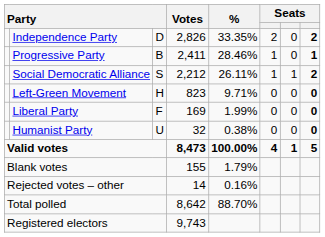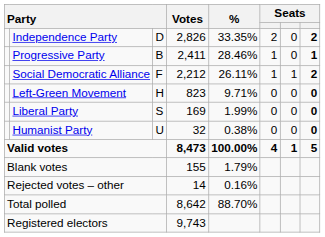(159, 74) S -> (159, 74) F
(159, 111) F -> (159, 111) S
